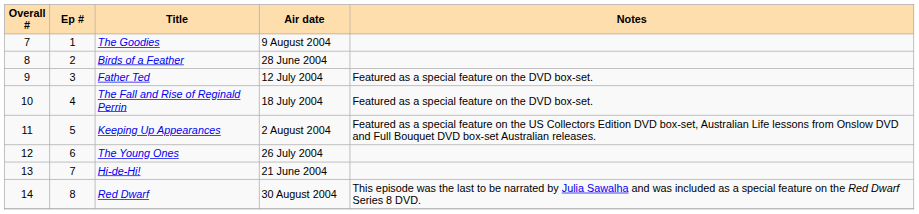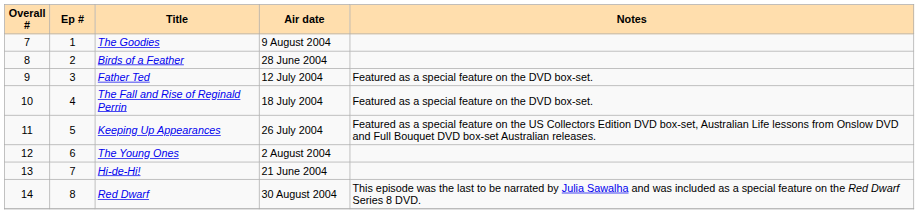(296, 130) 2 August 2004 -> (292, 130) 26 July 2004
(292, 153) 26 July 2004 -> (296, 153) 2 August 2004
